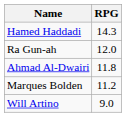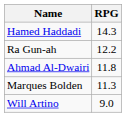(107, 49) 12.0 -> (107, 49) 12.2
(107, 85) 11.2 -> (107, 85) 11.3
